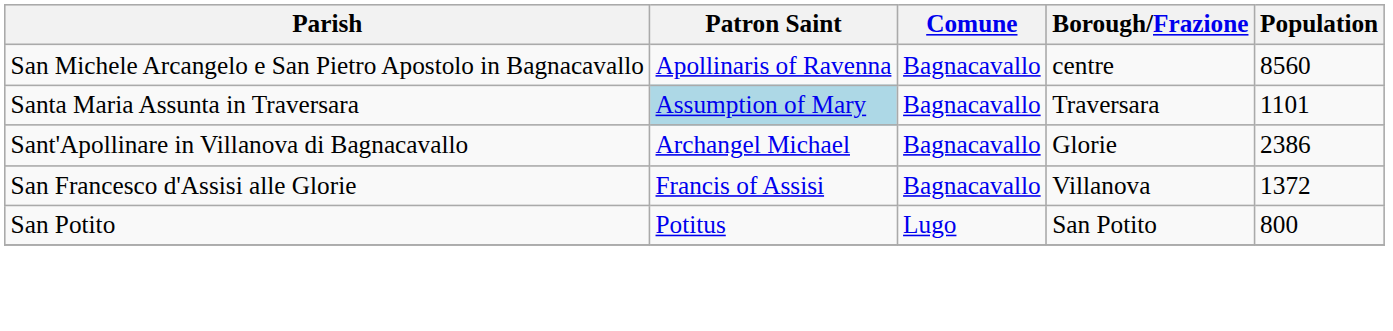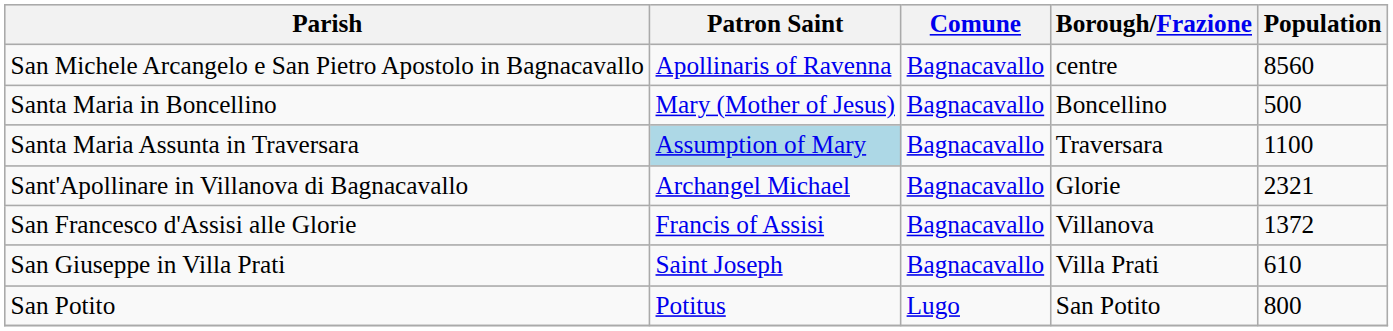+ row: (144, 104)
(1285, 104) 1101 -> (1288, 144) 1100
(1285, 144) 2386 -> (1289, 184) 2321
+ row: (148, 265)
